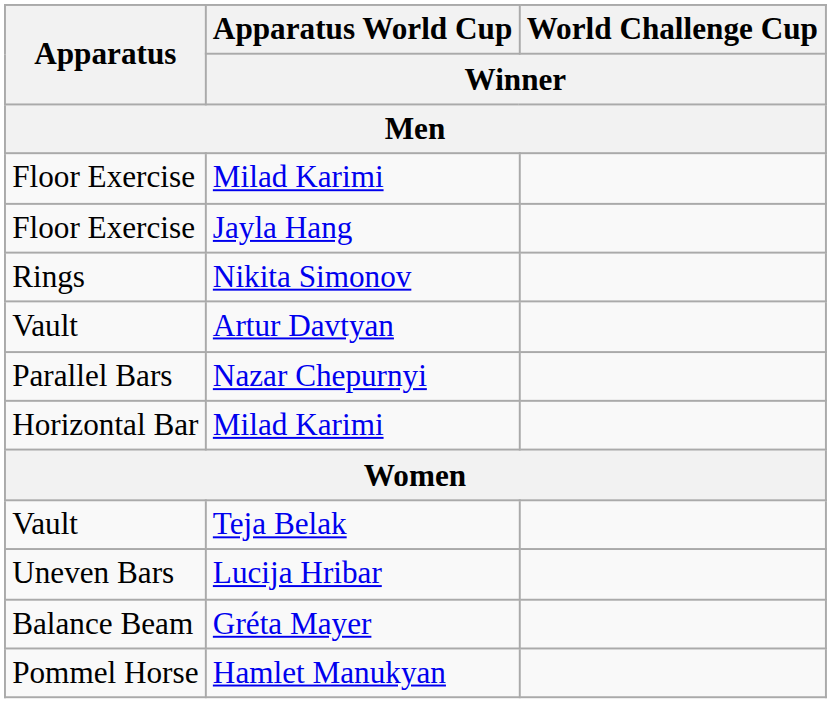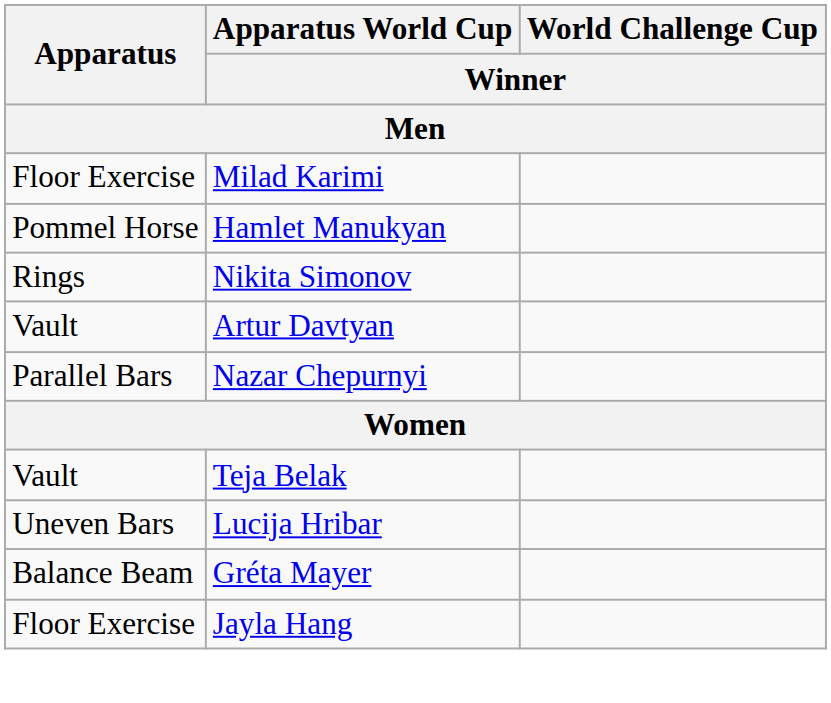rows swapped: (105, 672) <-> (104, 227)
- row: (105, 425)
